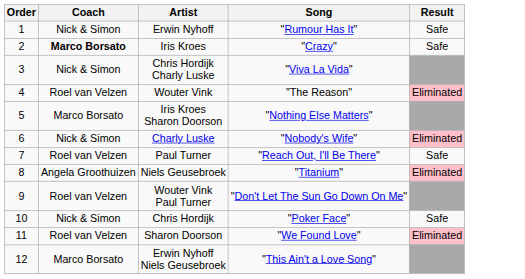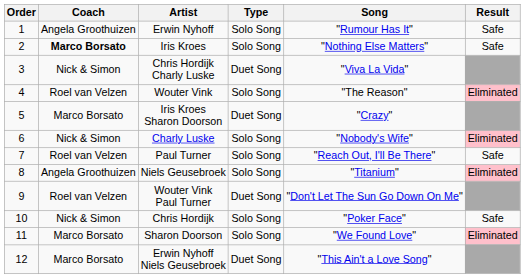+ column: (256, 13)
(88, 30) Nick & Simon -> (88, 30) Angela Groothuizen
(319, 47) "Crazy" -> (375, 47) "Nothing Else Matters"
(319, 116) "Nothing Else Matters" -> (375, 116) "Crazy"
(88, 236) Roel van Velzen -> (88, 236) Marco Borsato
